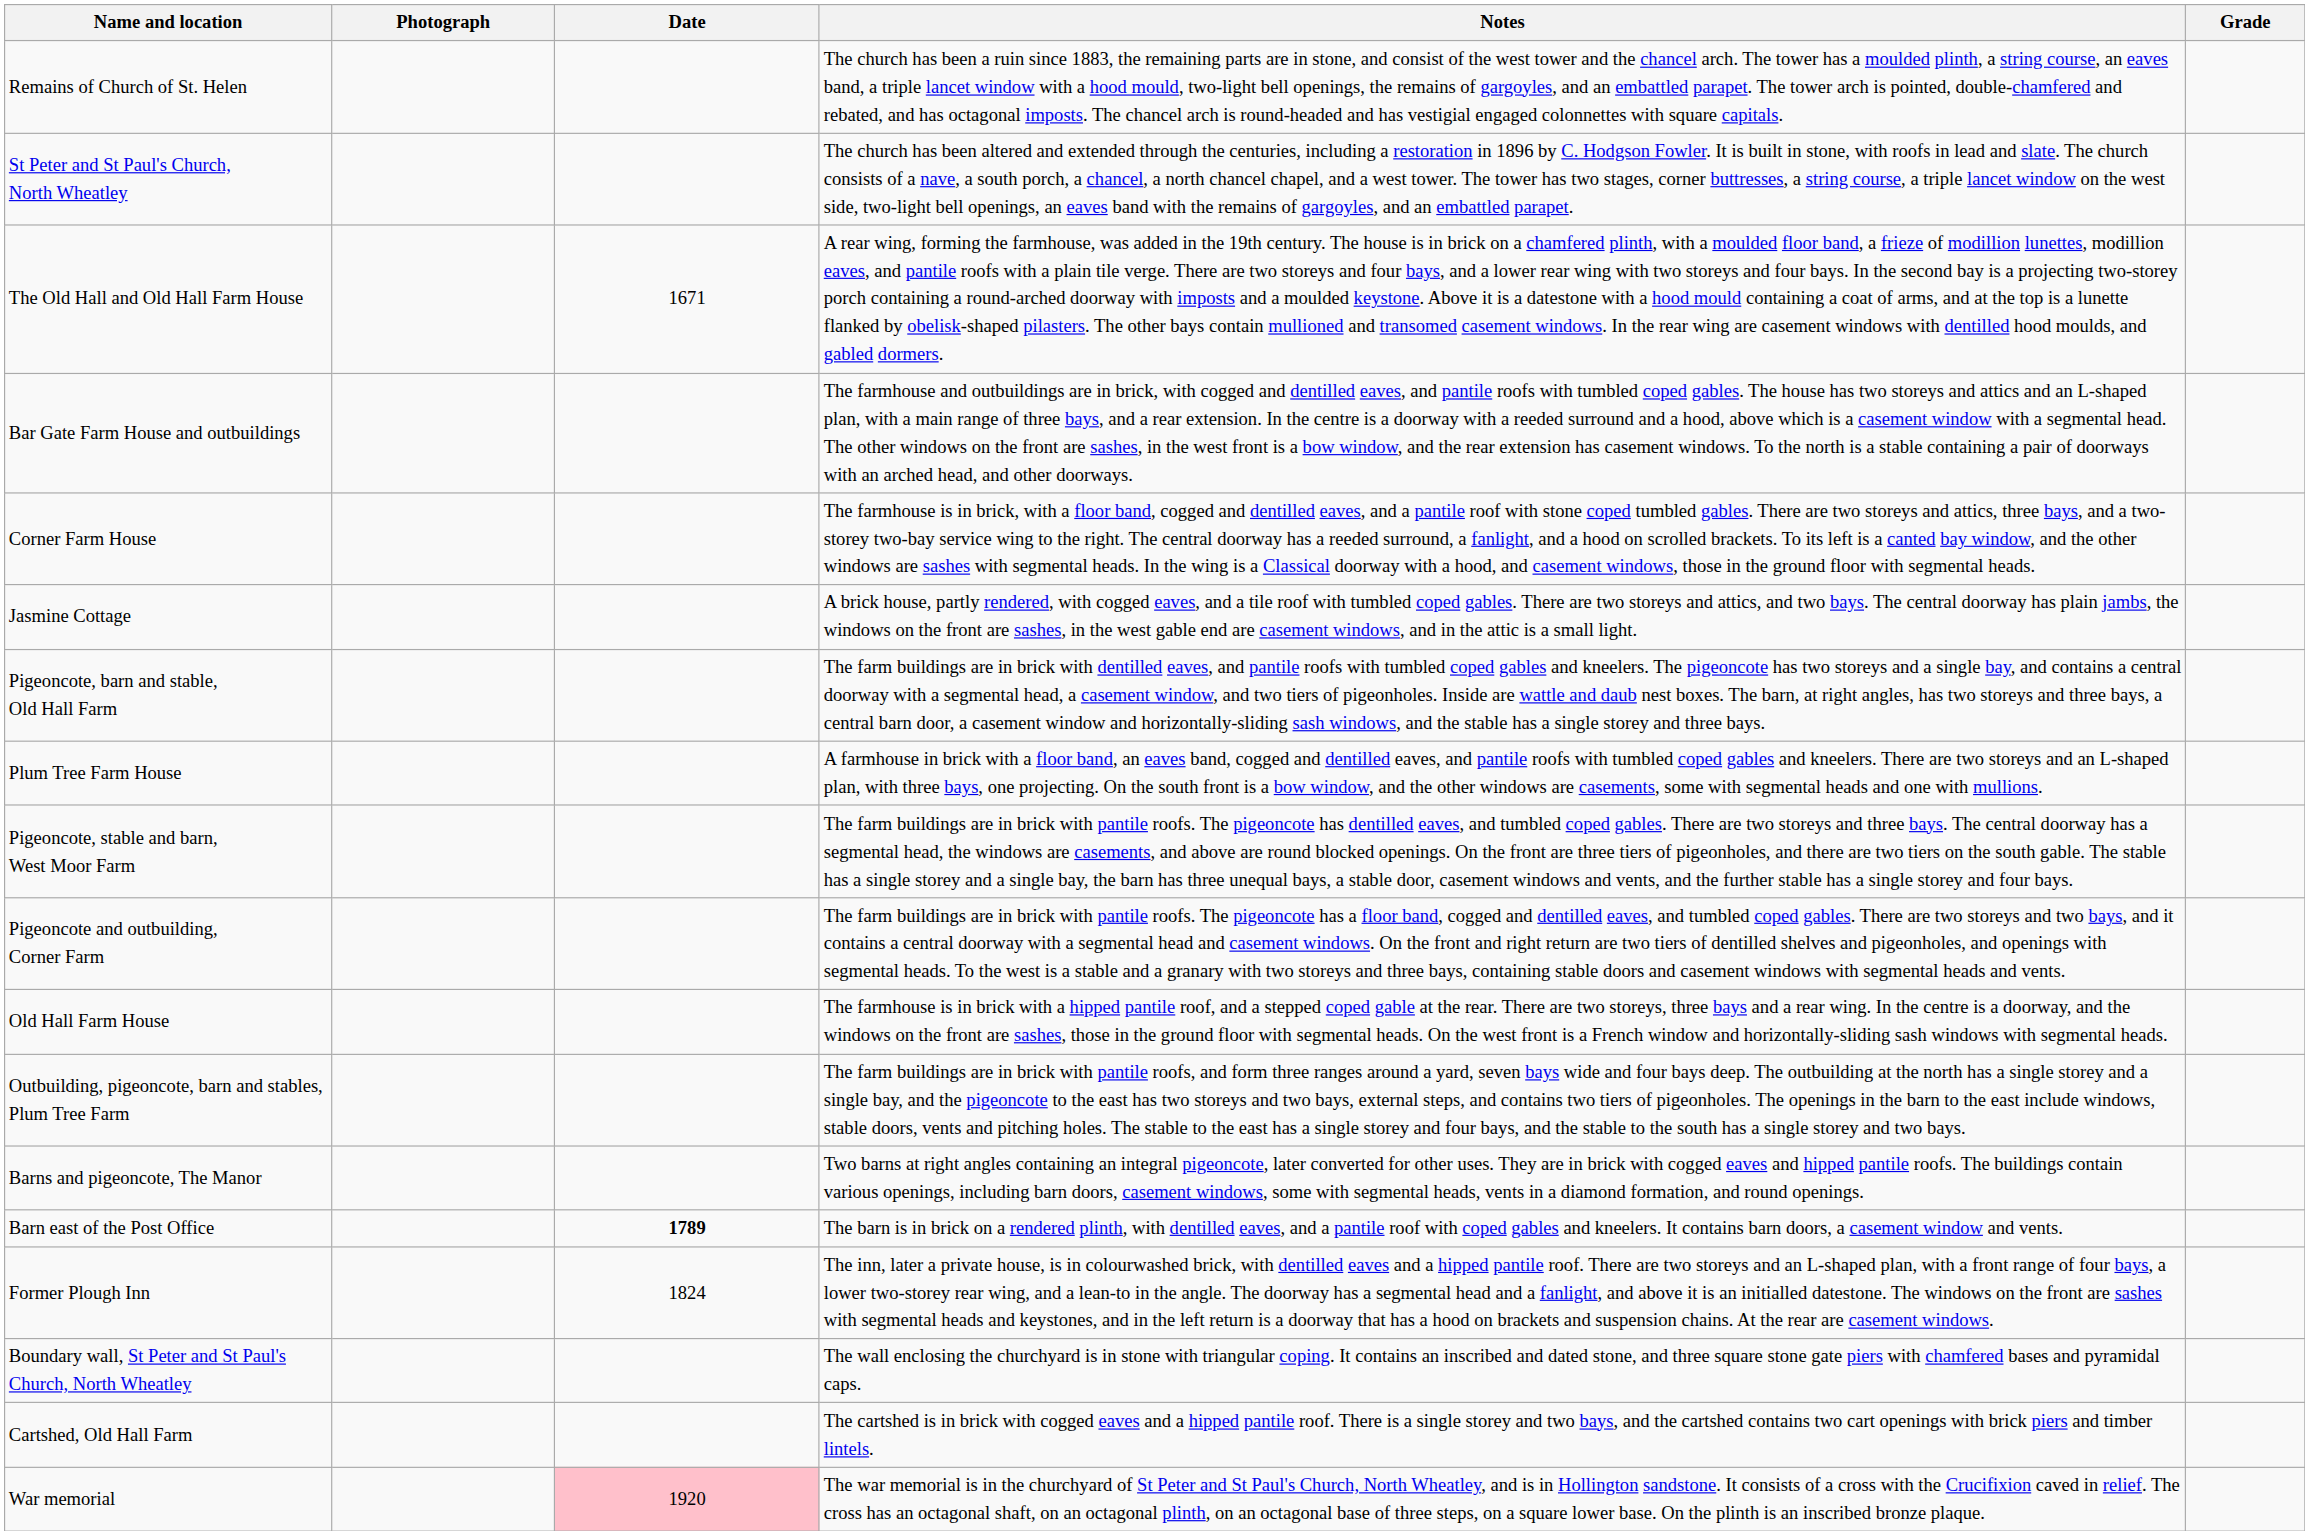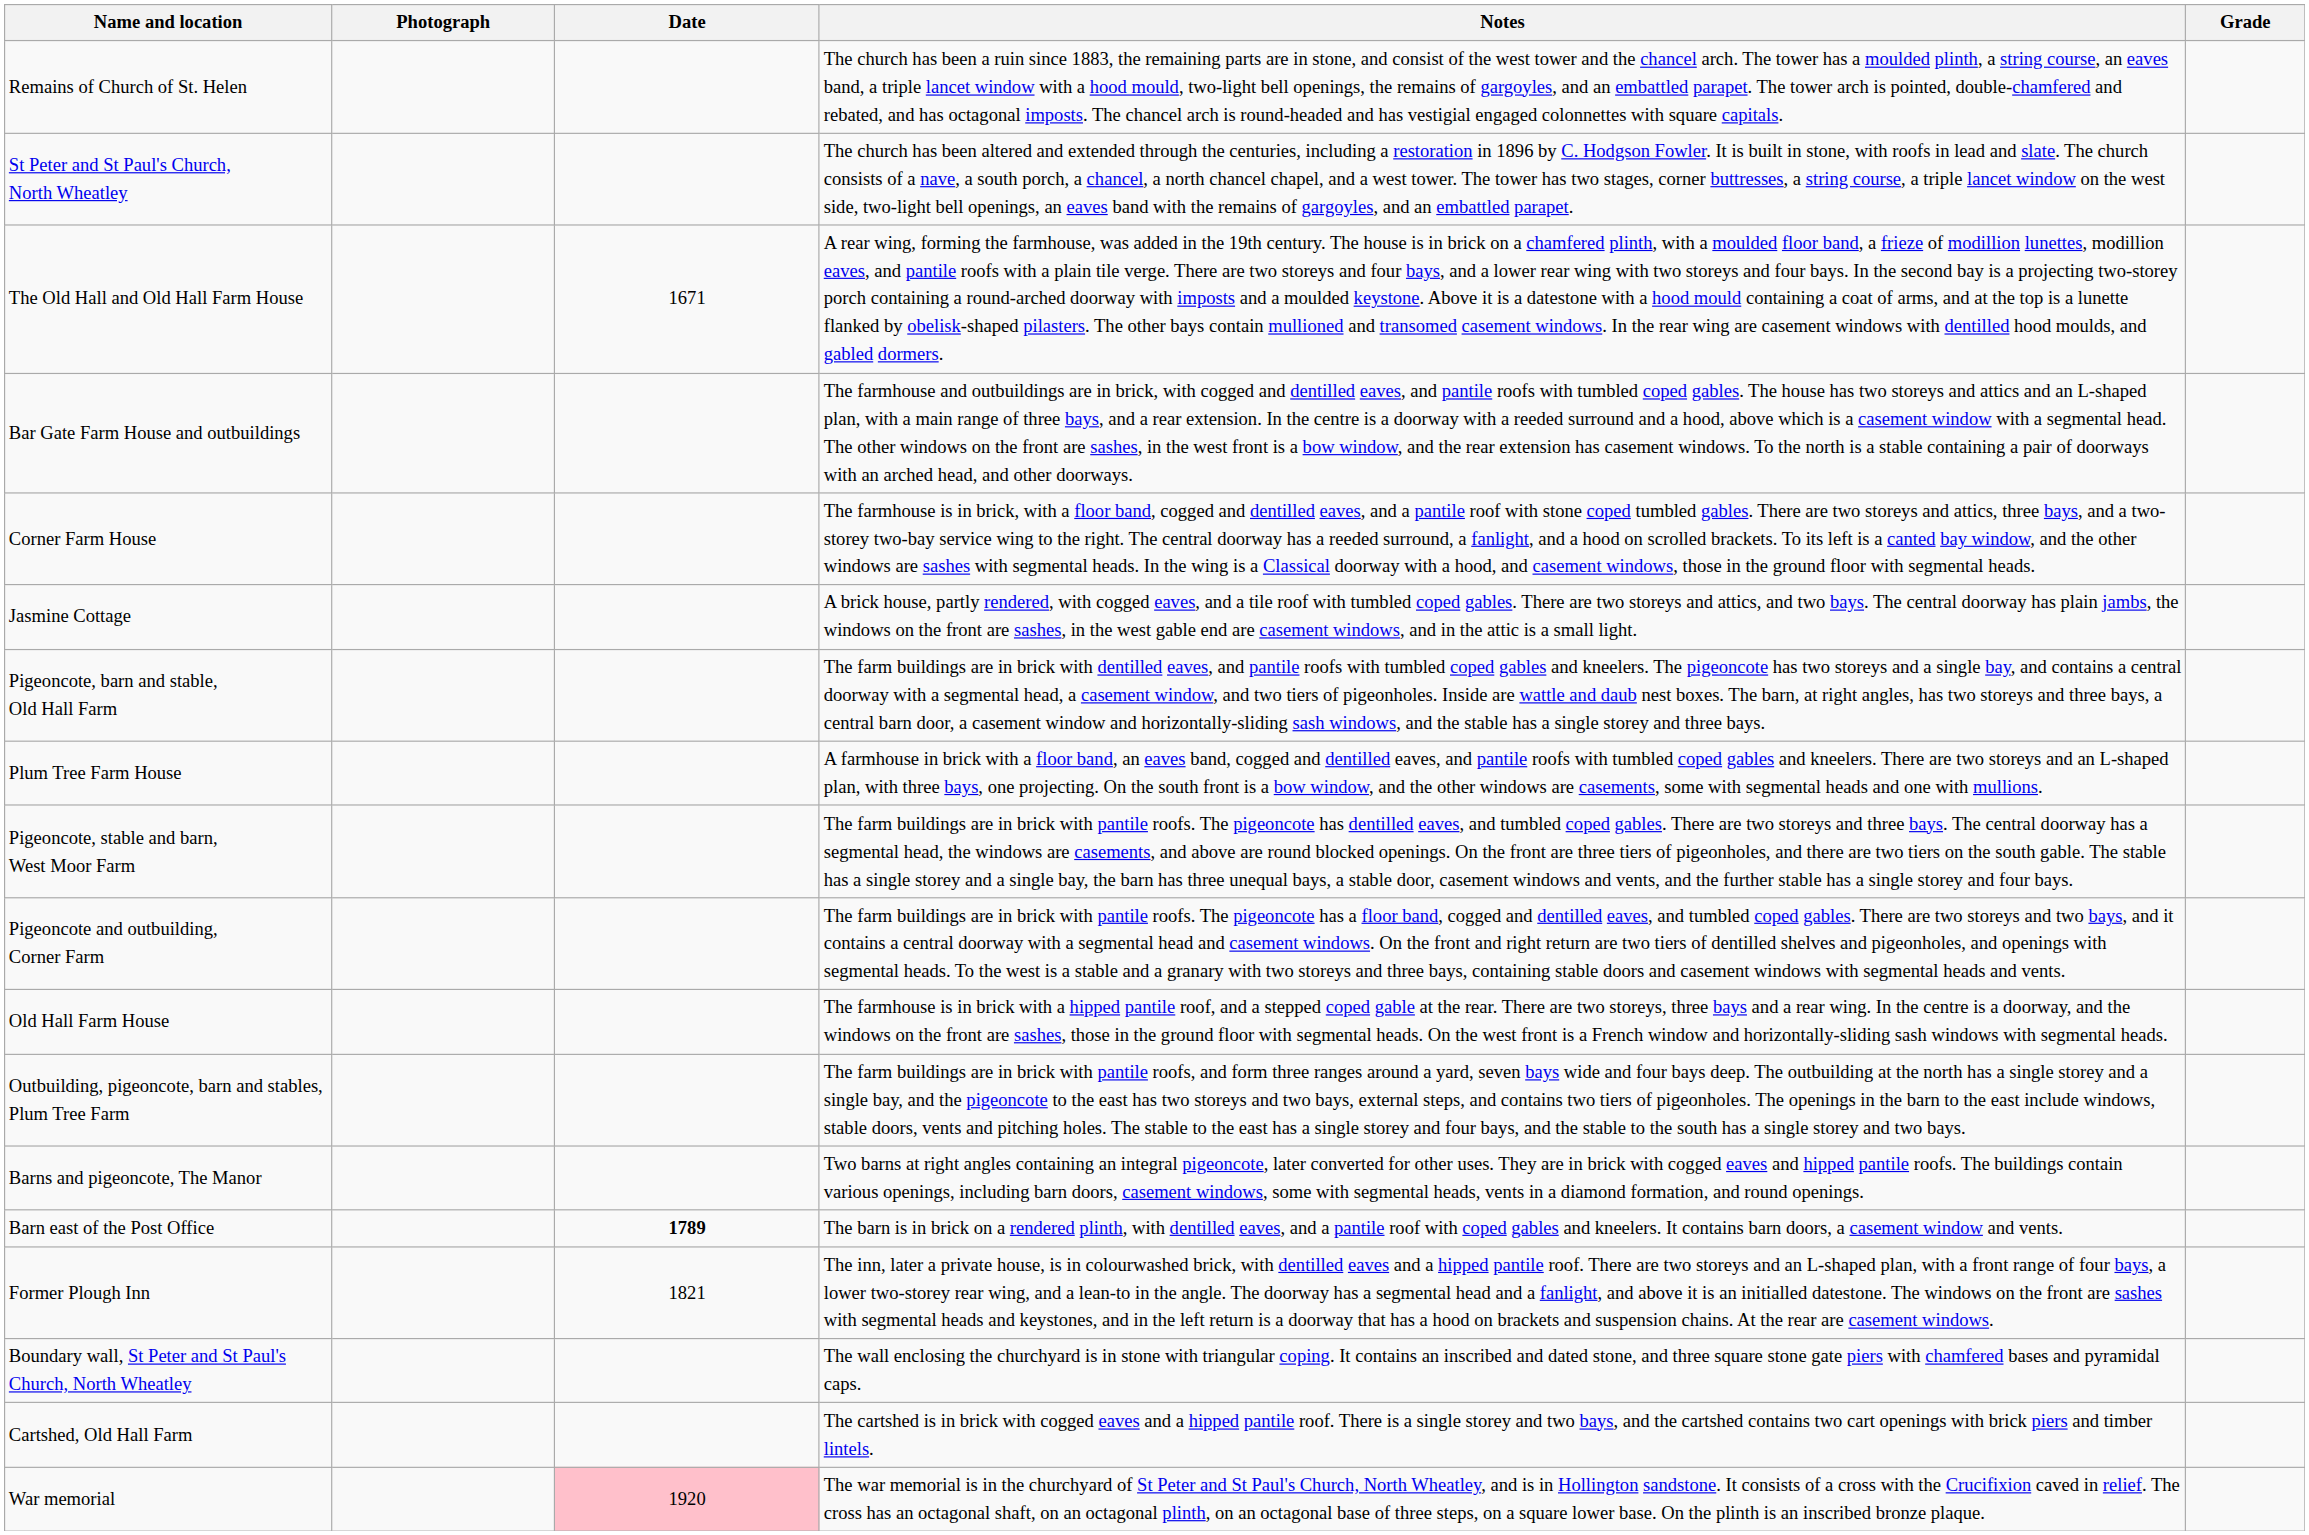(687, 1292) 1824 -> (687, 1292) 1821
